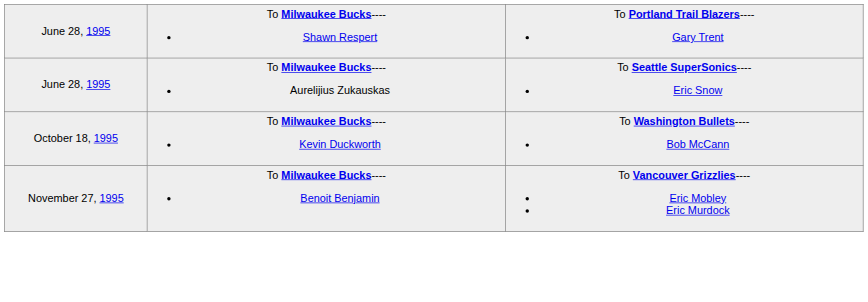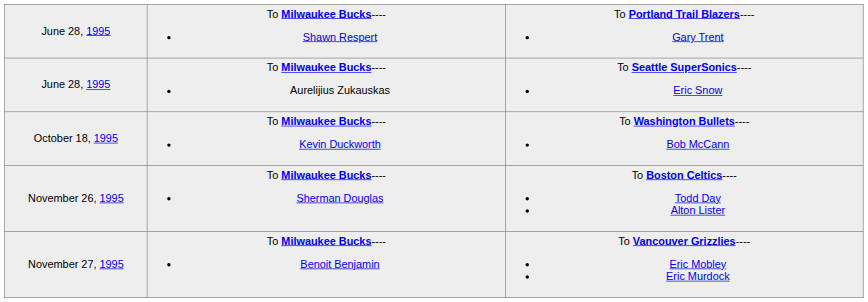+ row: (76, 198)
